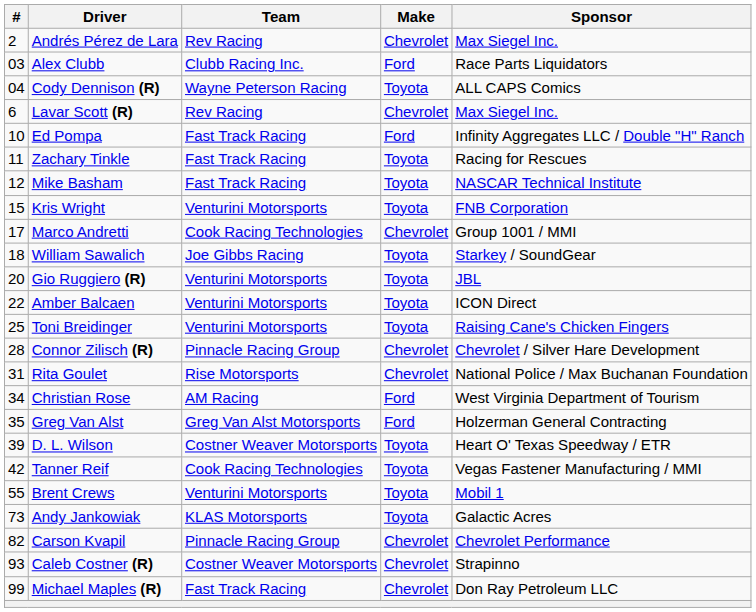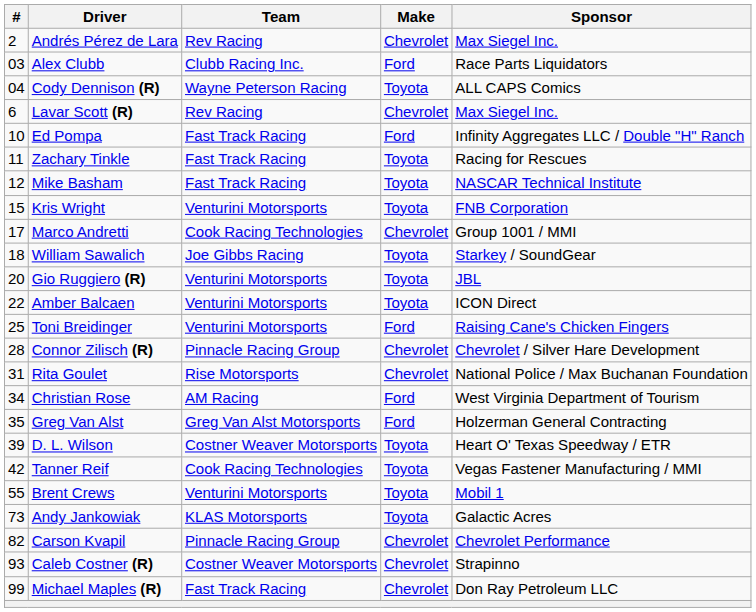(406, 326) Toyota -> (399, 326) Ford
